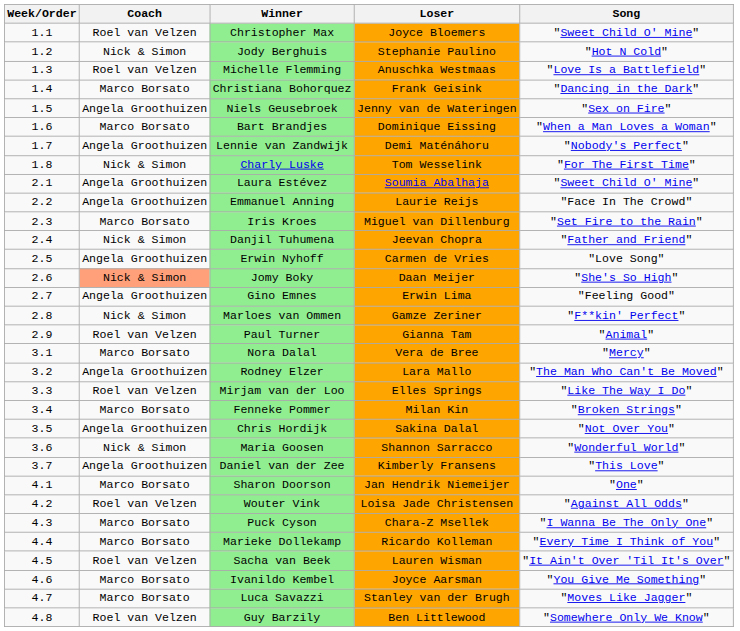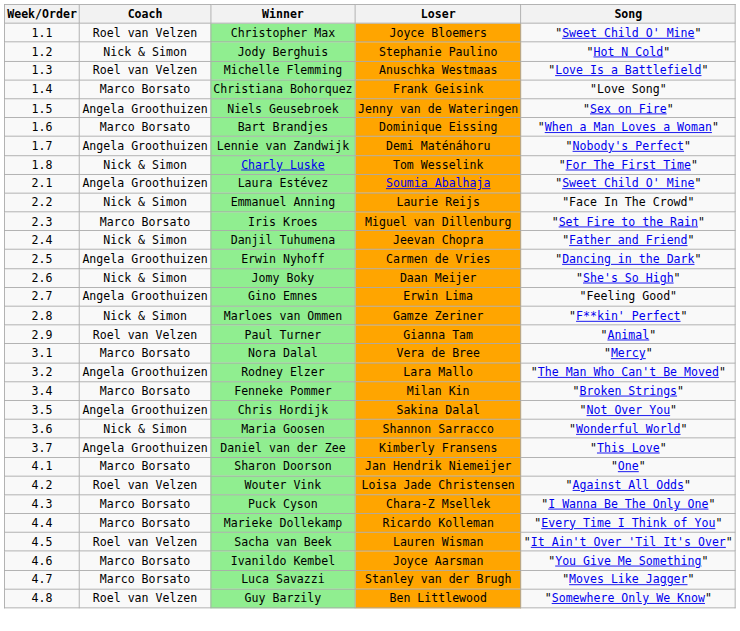(626, 89) "Dancing in the Dark" -> (628, 89) "Love Song"
(145, 202) Angela Groothuizen -> (145, 202) Nick & Simon
(626, 259) "Love Song" -> (628, 259) "Dancing in the Dark"
(145, 278) lightsalmon background -> (145, 278) no background
- row: (282, 391)
